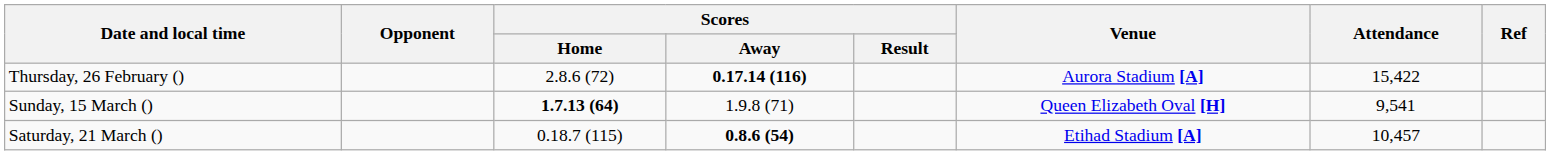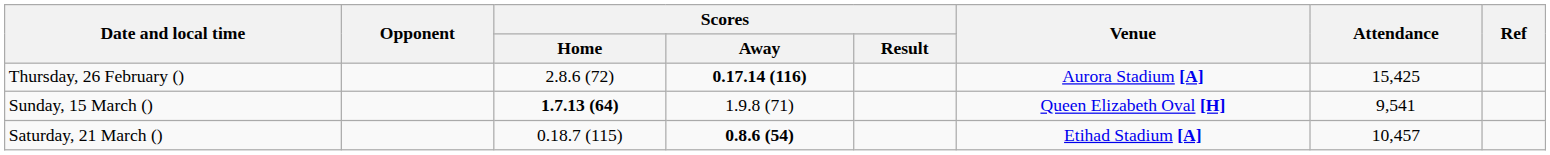(1396, 77) 15,422 -> (1396, 77) 15,425
